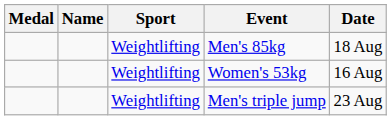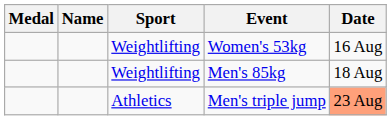rows swapped: (257, 73) <-> (247, 46)
(156, 101) Weightlifting -> (141, 101) Athletics
(358, 101) no background -> (358, 101) lightsalmon background
